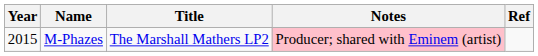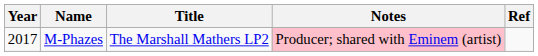(23, 39) 2015 -> (23, 39) 2017
